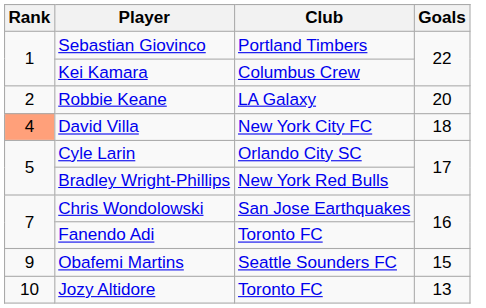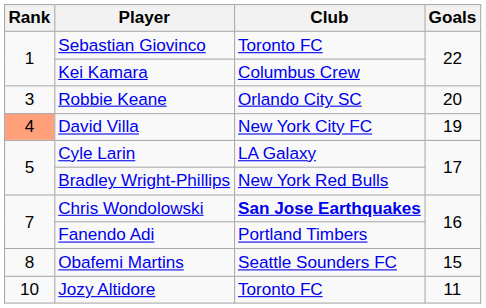(303, 45) Portland Timbers -> (280, 45) Toronto FC
(29, 99) 2 -> (29, 99) 3
(277, 99) LA Galaxy -> (300, 99) Orlando City SC
(442, 126) 18 -> (452, 126) 19
(300, 153) Orlando City SC -> (277, 153) LA Galaxy
(324, 208) normal -> (329, 208) bold
(280, 235) Toronto FC -> (303, 235) Portland Timbers
(29, 262) 9 -> (29, 262) 8
(442, 289) 13 -> (452, 289) 11
